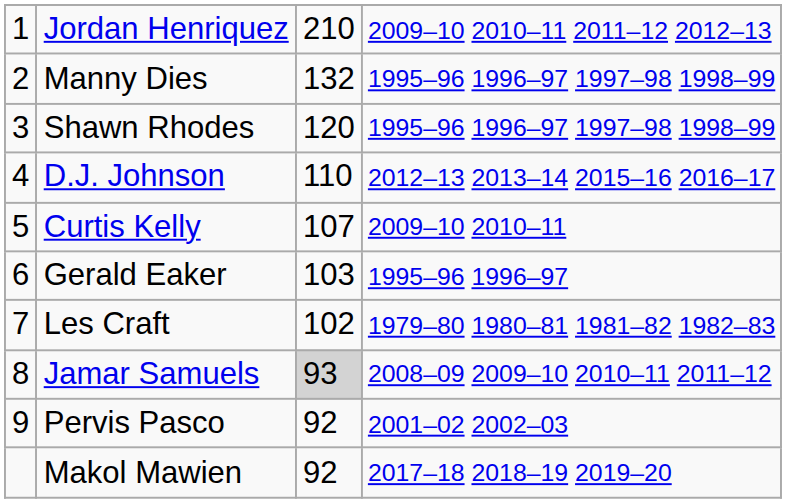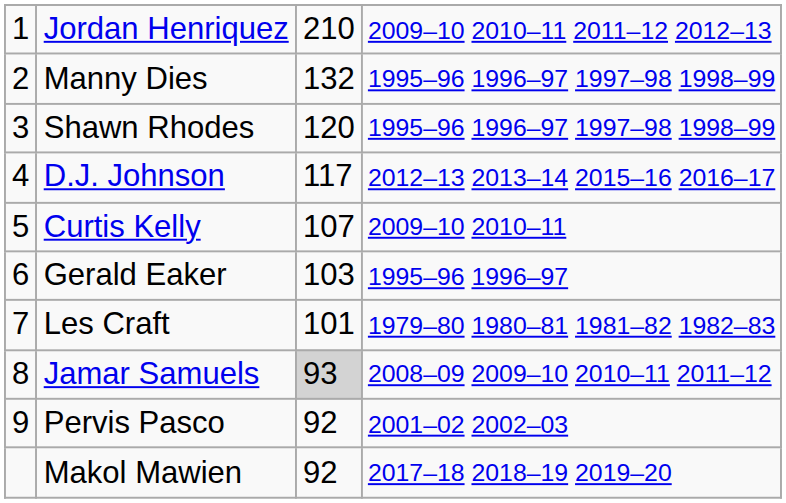(328, 176) 110 -> (328, 176) 117
(329, 324) 102 -> (329, 324) 101
